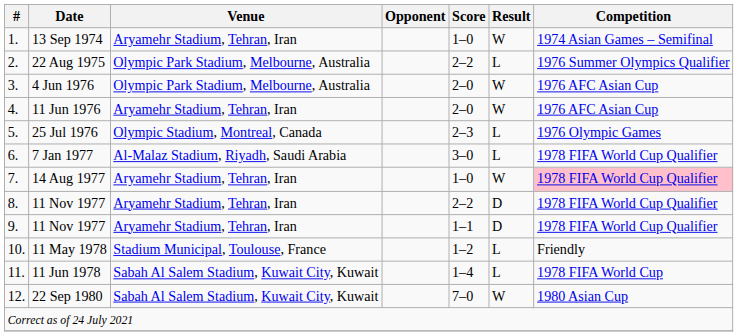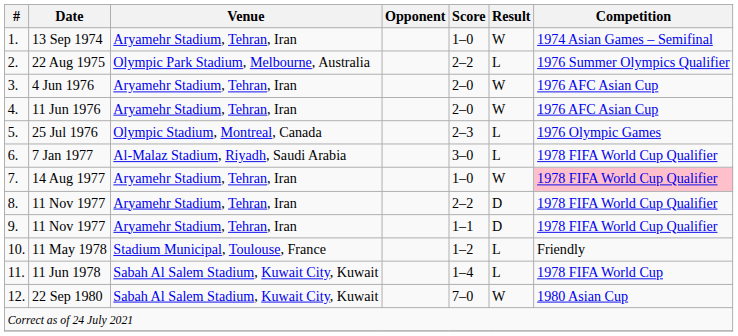(242, 86) Olympic Park Stadium, Melbourne, Australia -> (205, 86) Aryamehr Stadium, Tehran, Iran
